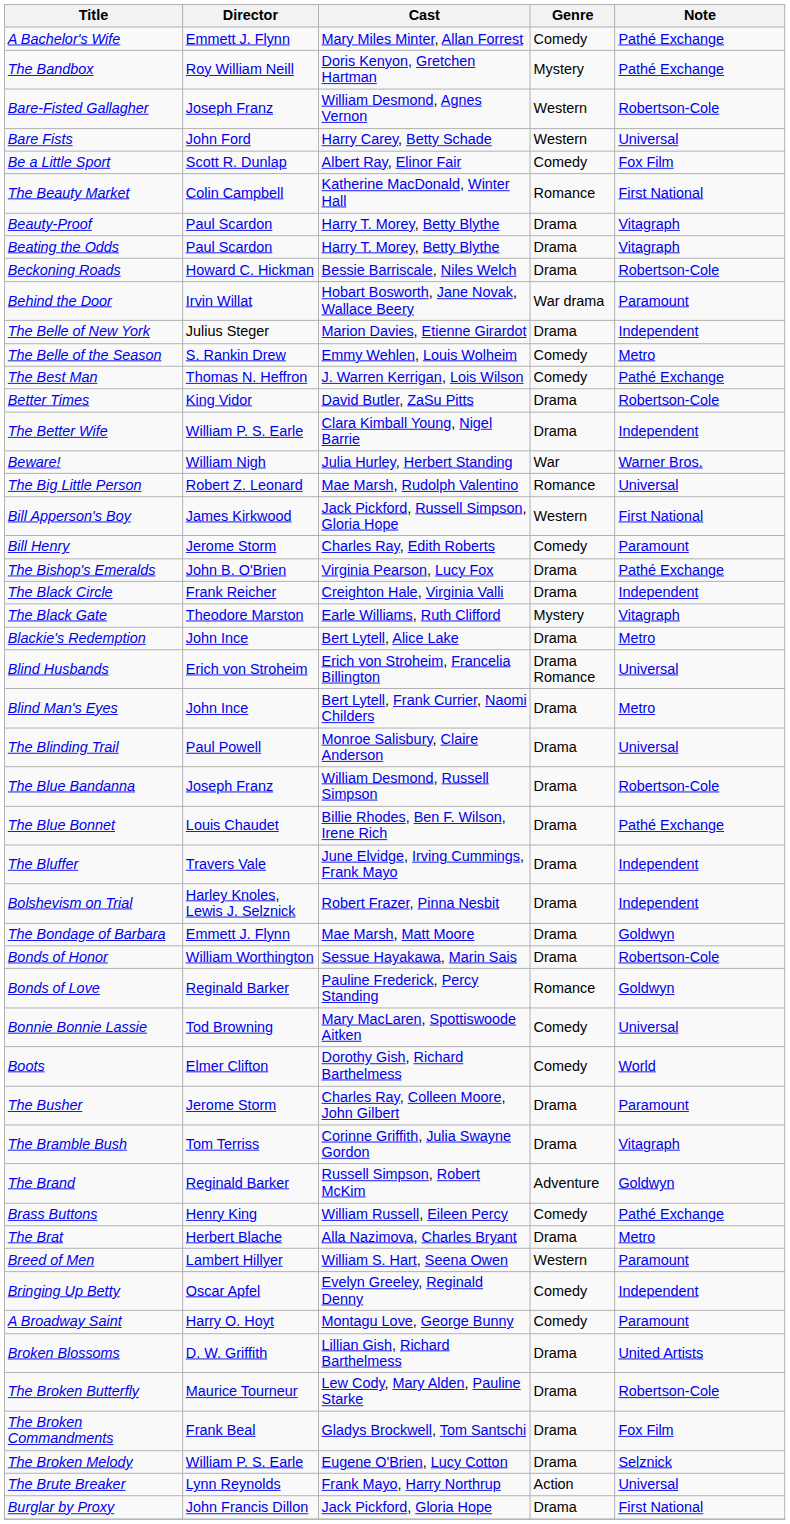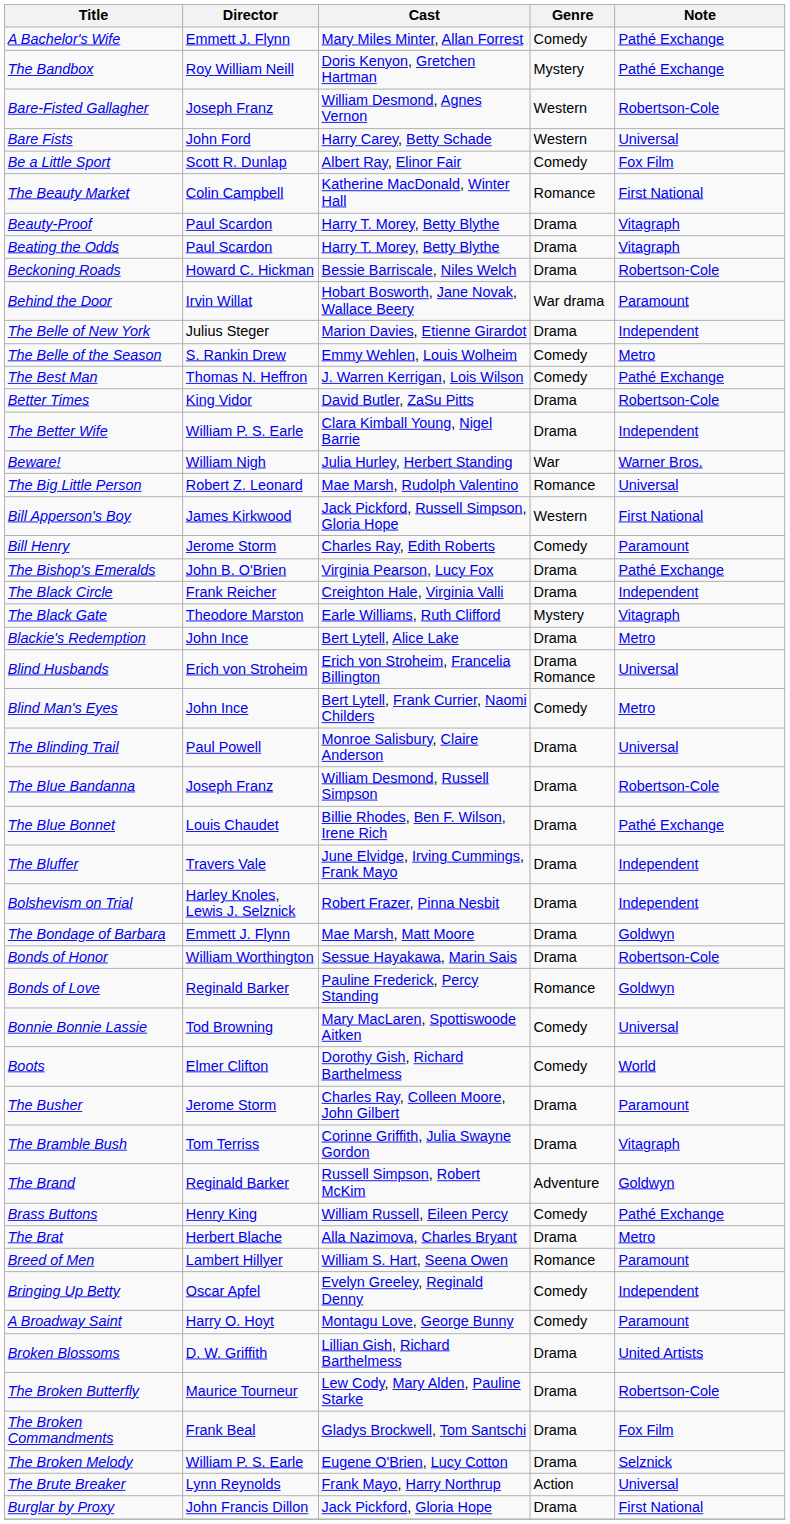(555, 708) Drama -> (560, 708) Comedy
(560, 1260) Western -> (564, 1260) Romance
